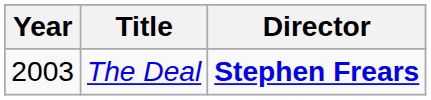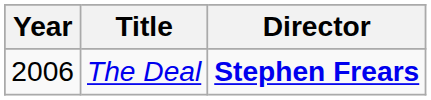(43, 71) 2003 -> (43, 71) 2006
